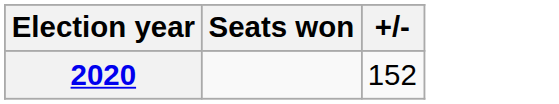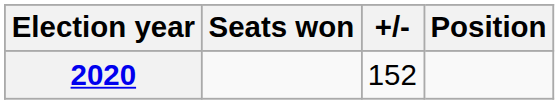+ column: (489, 27)
